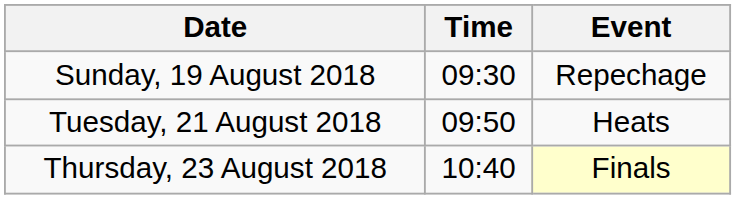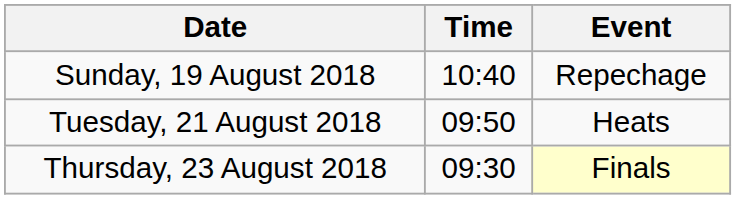(479, 74) 09:30 -> (479, 74) 10:40
(479, 168) 10:40 -> (479, 168) 09:30
